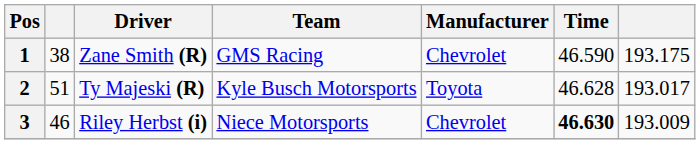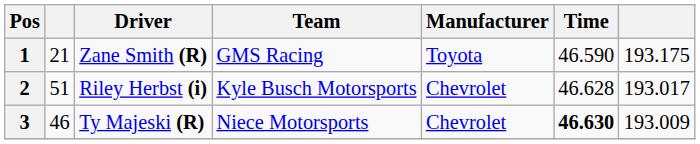(60, 55) 38 -> (60, 55) 21
(466, 55) Chevrolet -> (454, 55) Toyota
(142, 88) Ty Majeski (R) -> (143, 88) Riley Herbst (i)
(454, 88) Toyota -> (466, 88) Chevrolet
(143, 122) Riley Herbst (i) -> (142, 122) Ty Majeski (R)
